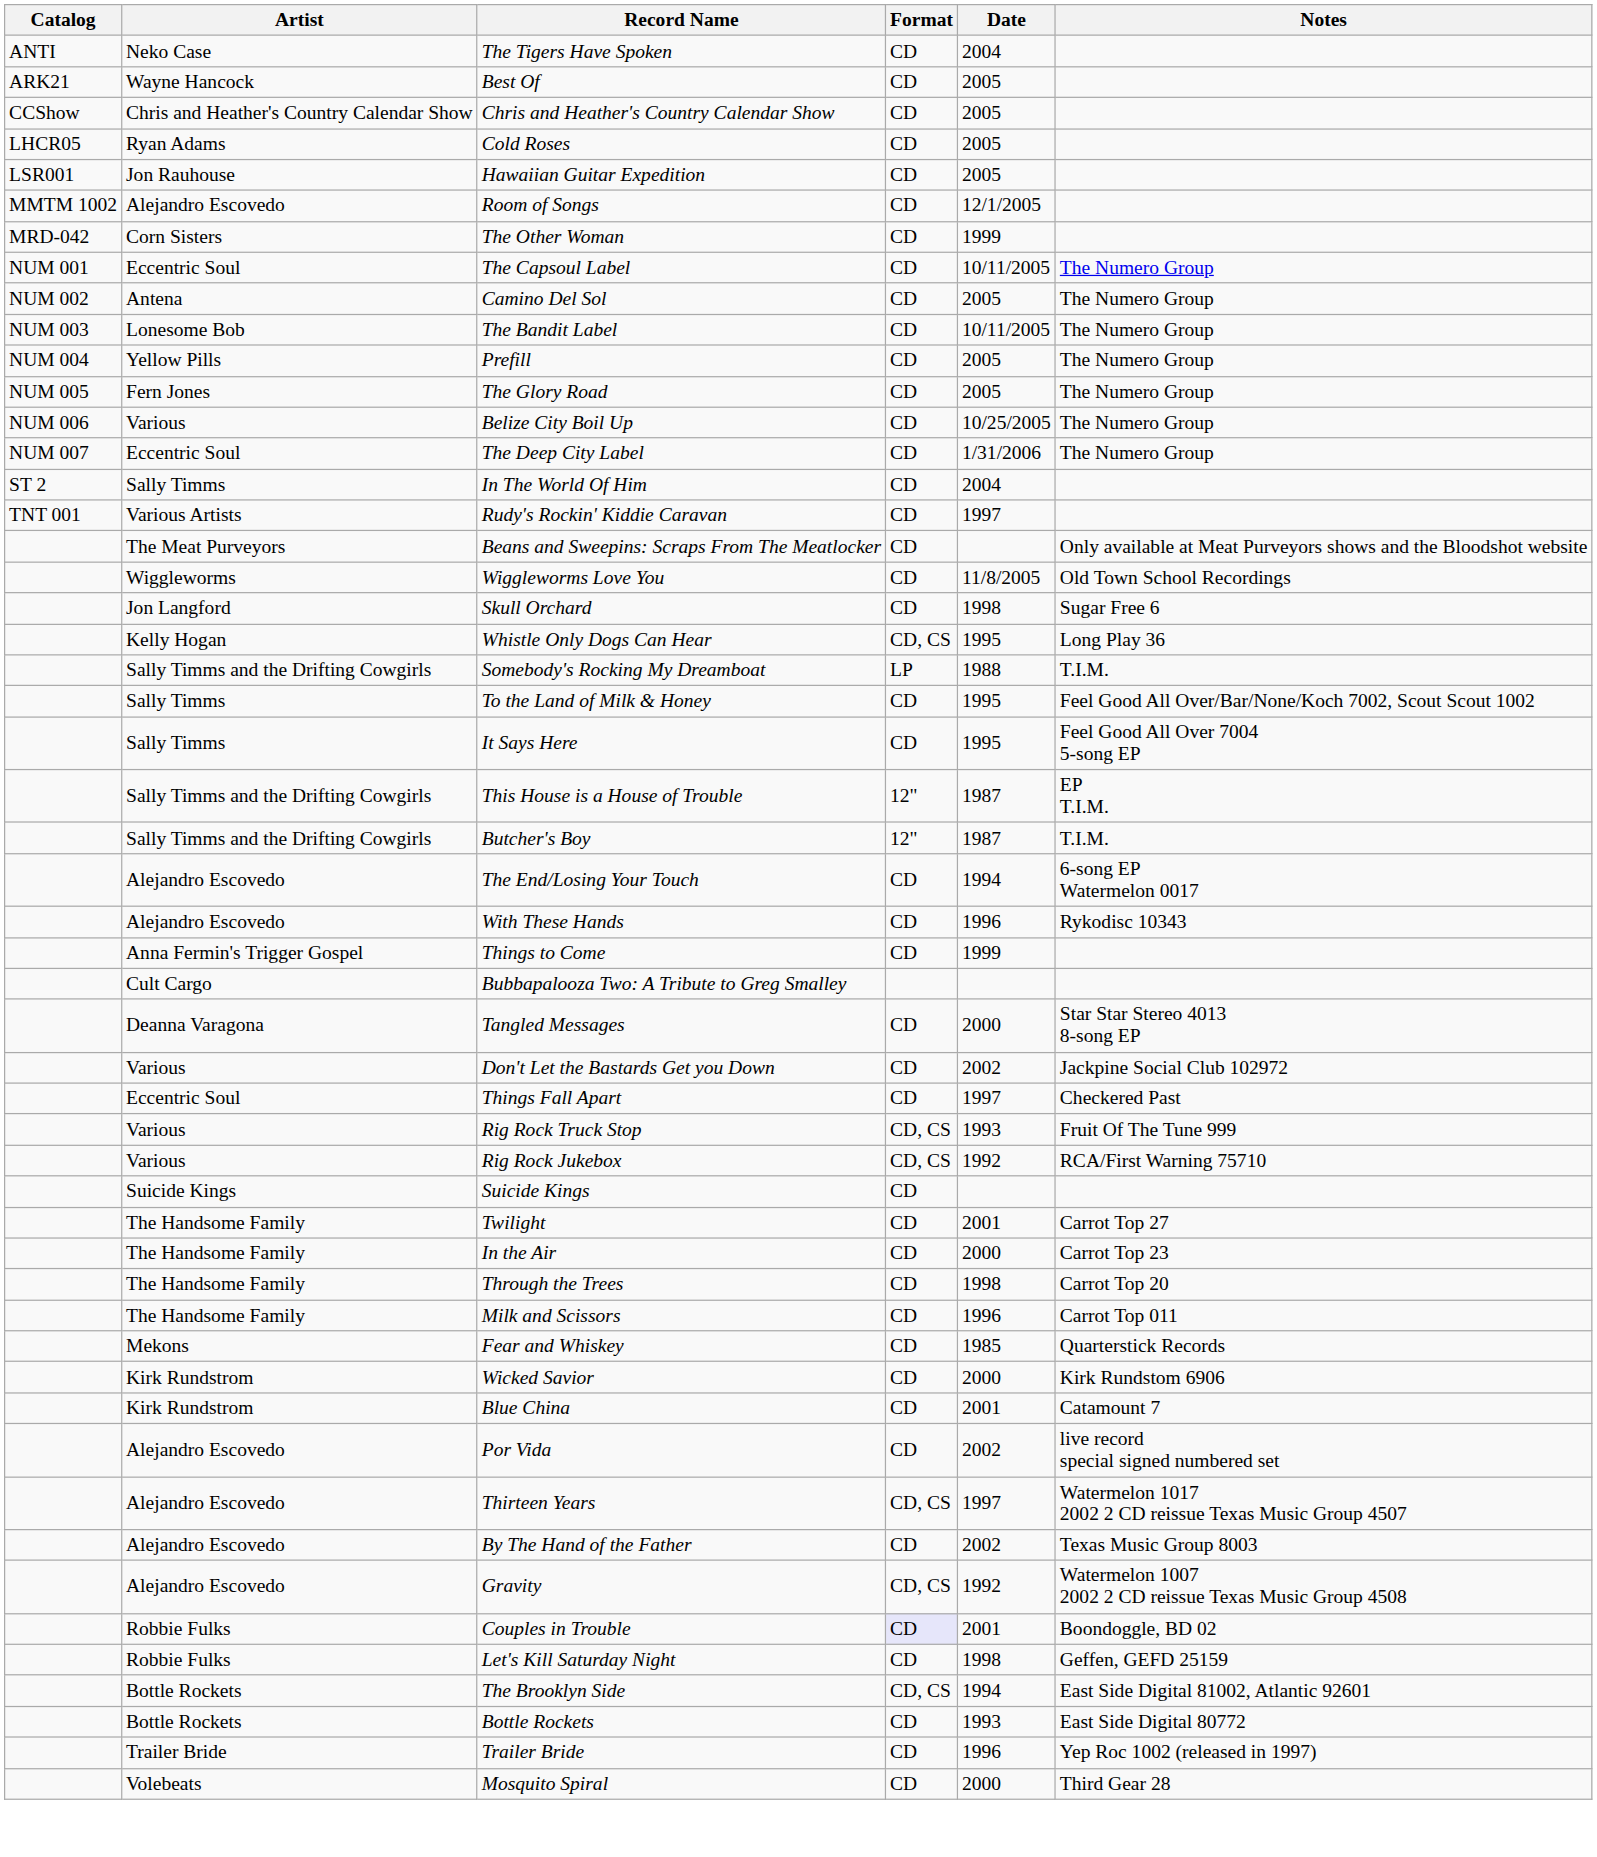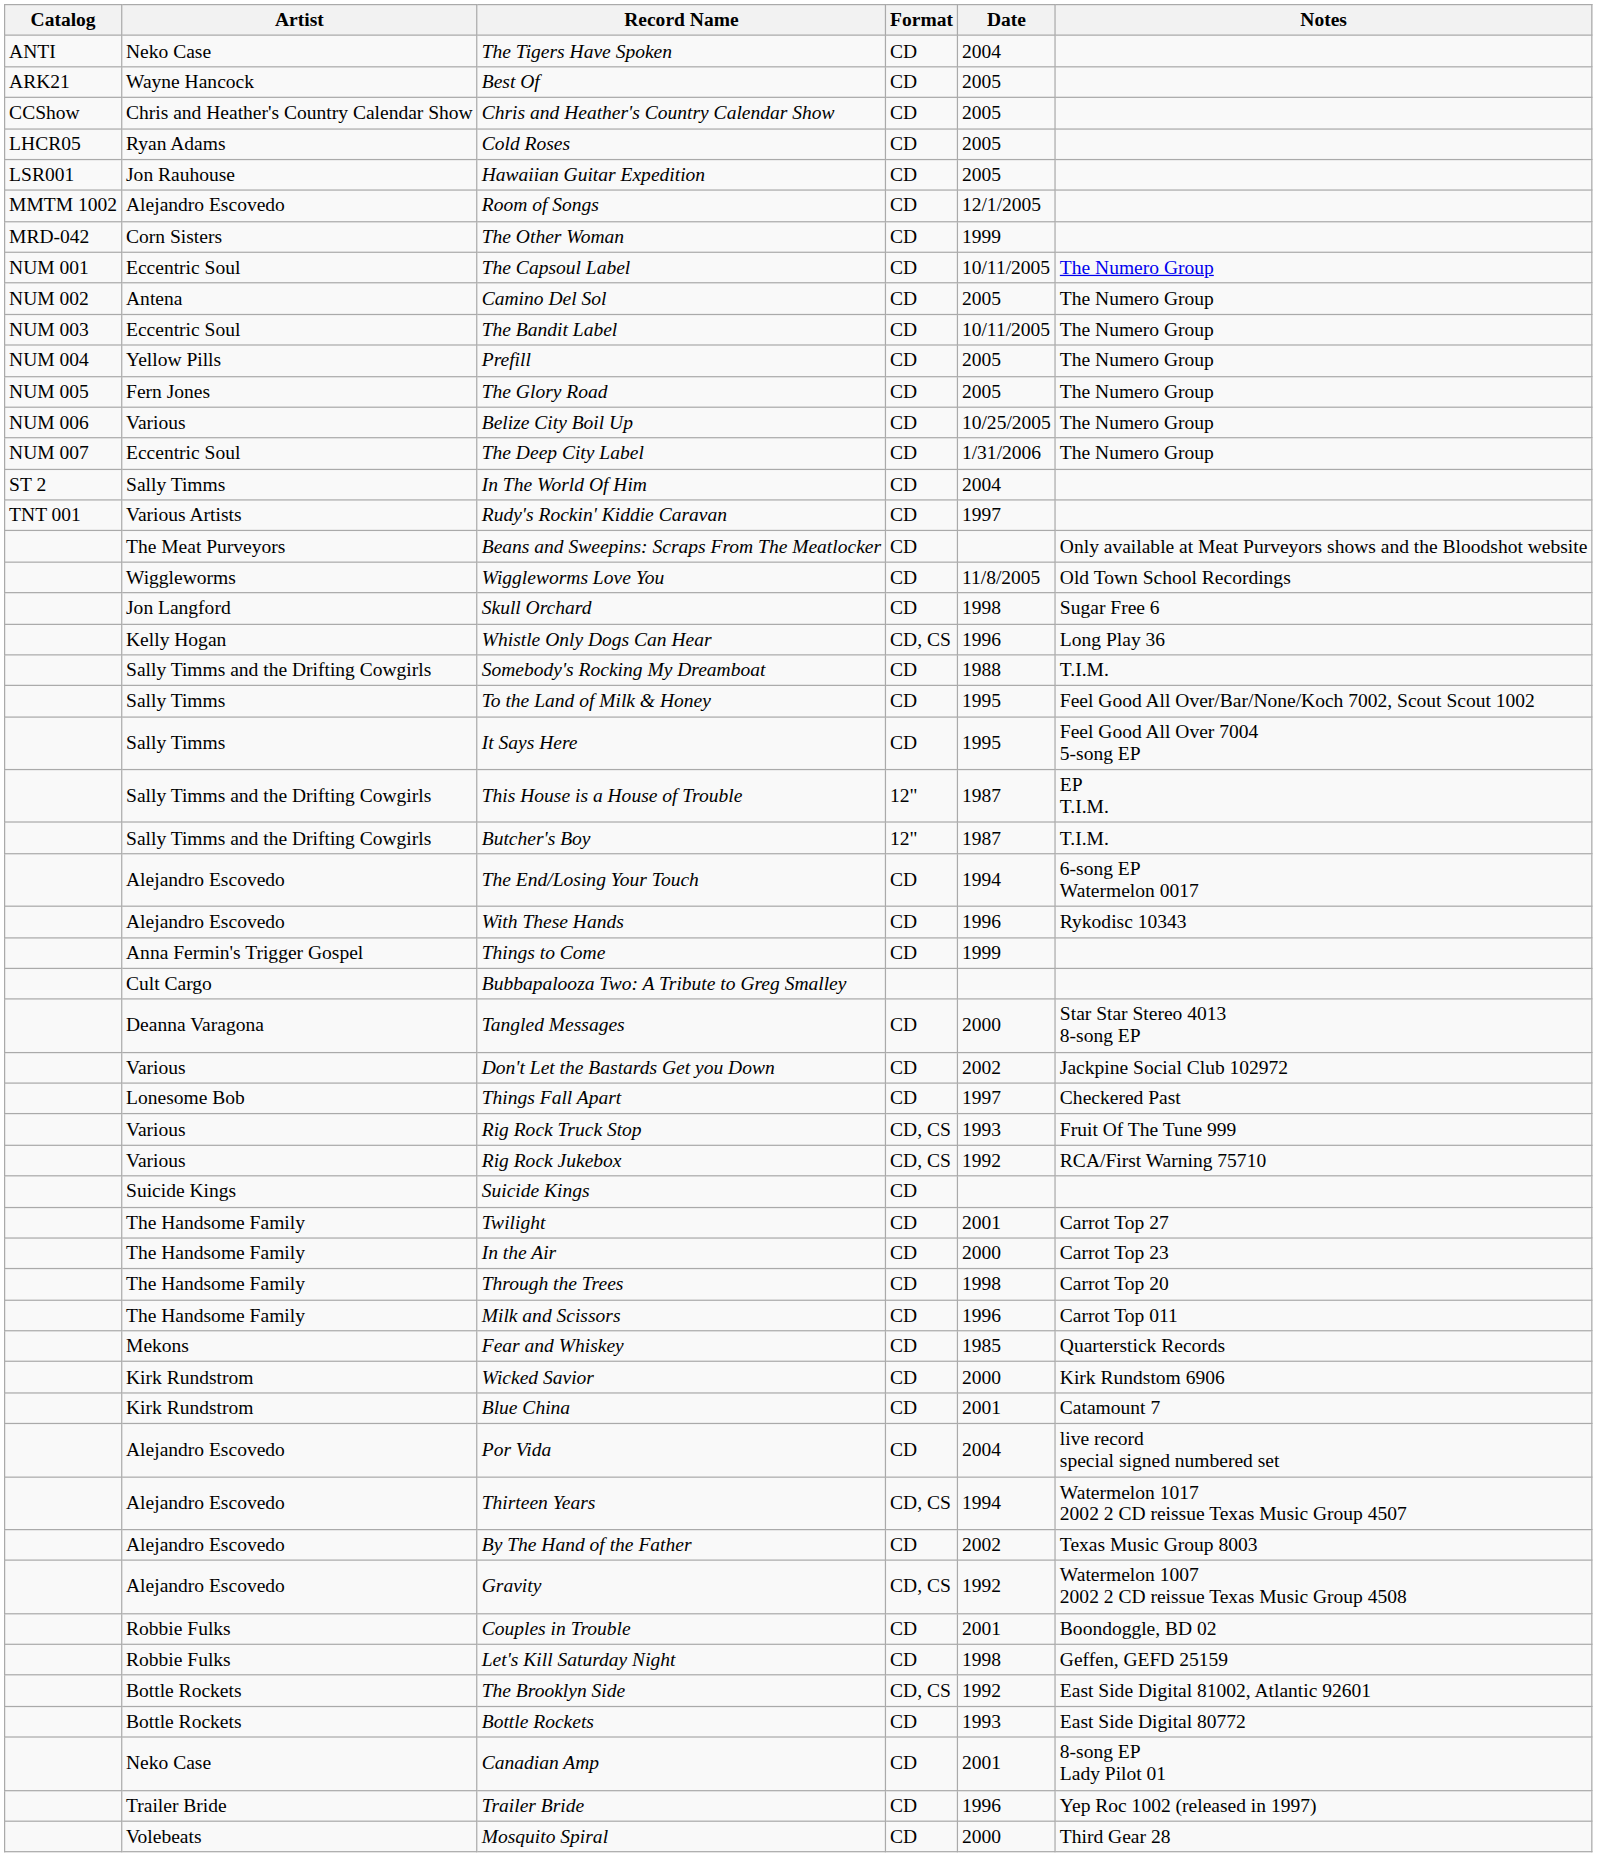(185, 329) Lonesome Bob -> (183, 329) Eccentric Soul
(981, 639) 1995 -> (981, 639) 1996
(901, 670) LP -> (904, 670) CD
(183, 1098) Eccentric Soul -> (185, 1098) Lonesome Bob
(981, 1449) 2002 -> (981, 1449) 2004
(981, 1502) 1997 -> (981, 1502) 1994
(904, 1628) lavender background -> (904, 1628) no background
(981, 1690) 1994 -> (981, 1690) 1992
+ row: (540, 1763)
